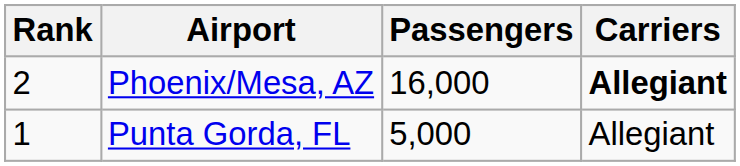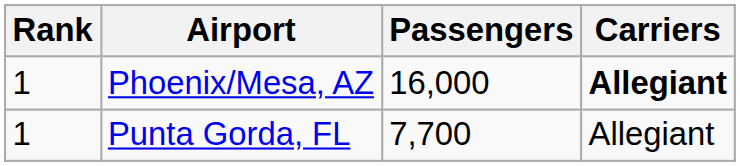(22, 82) 2 -> (22, 82) 1
(430, 134) 5,000 -> (430, 134) 7,700
